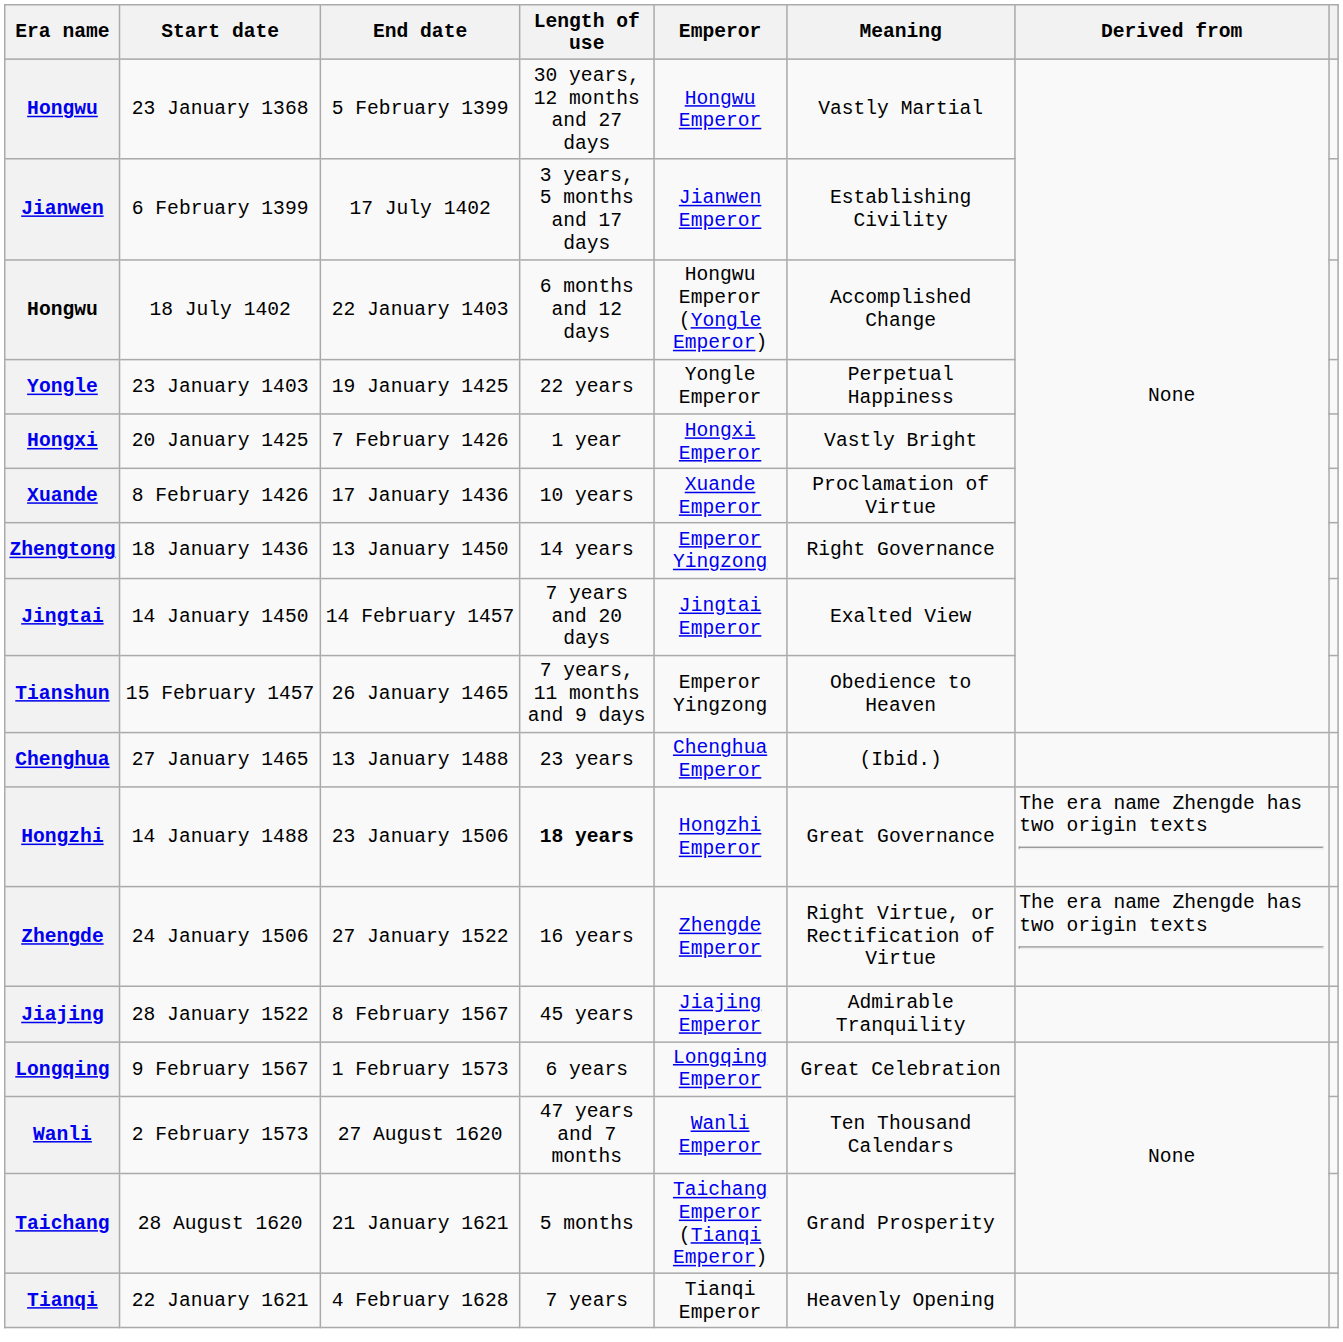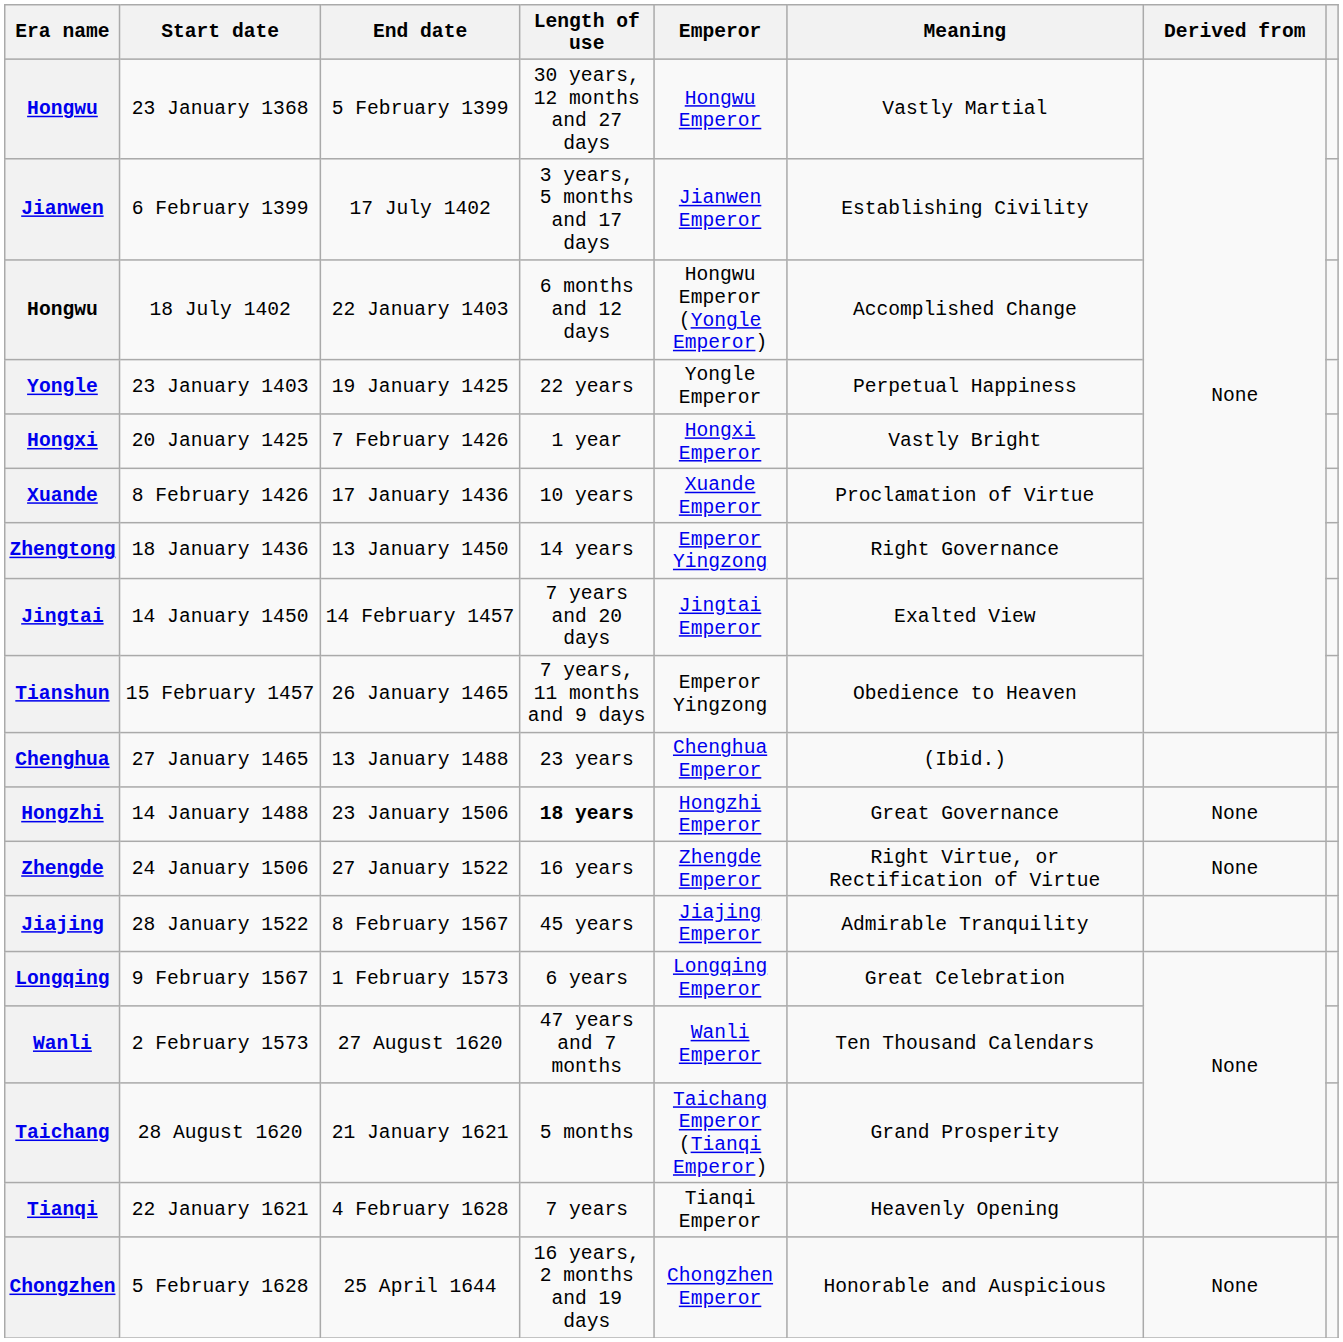(1172, 821) The era name Zhengde has two origin texts -> (1235, 814) None
(1172, 921) The era name Zhengde has two origin texts -> (1235, 869) None
+ row: (62, 1287)
